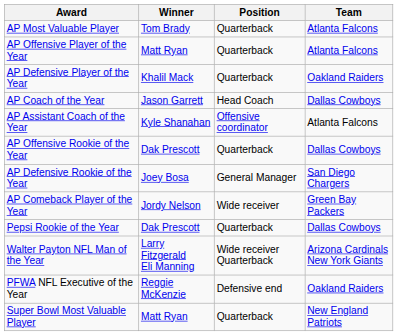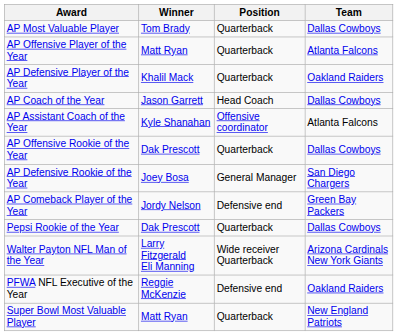(343, 28) Atlanta Falcons -> (344, 28) Dallas Cowboys
(248, 205) Wide receiver -> (249, 205) Defensive end
